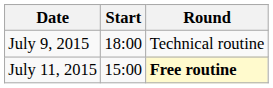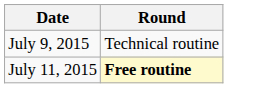- column: (123, 17)
